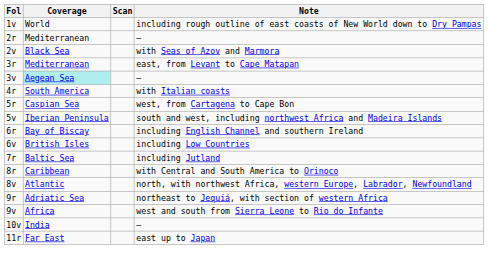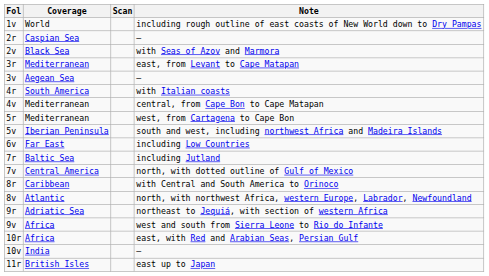(57, 38) Mediterranean -> (52, 38) Caspian Sea
(50, 78) paleturquoise background -> (50, 78) no background
+ row: (11, 104)
(52, 104) Caspian Sea -> (57, 118) Mediterranean
- row: (11, 131)
(57, 144) British Isles -> (45, 144) Far East
+ row: (11, 171)
+ row: (14, 238)
(45, 238) Far East -> (57, 265) British Isles
